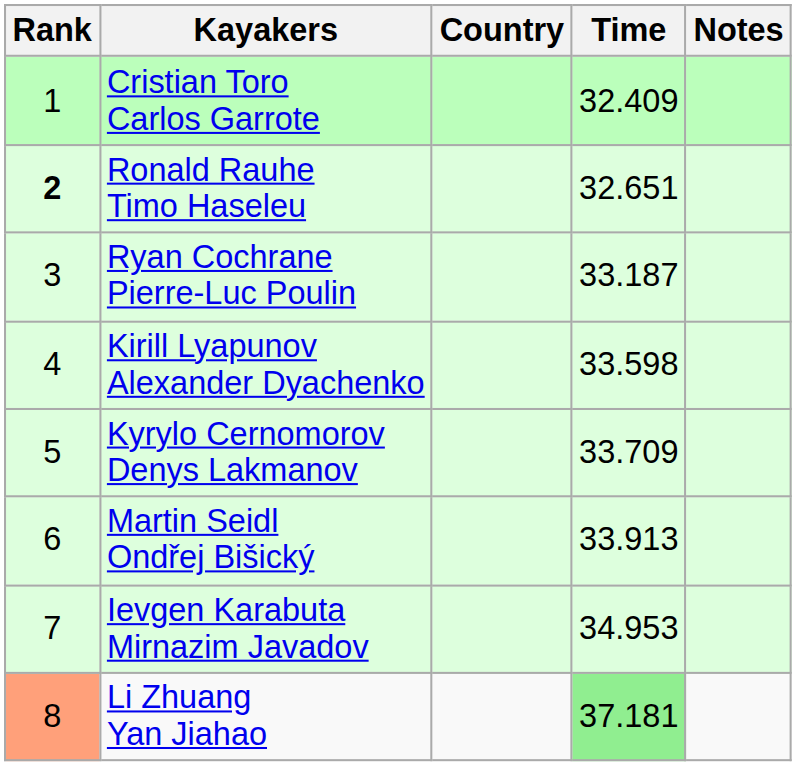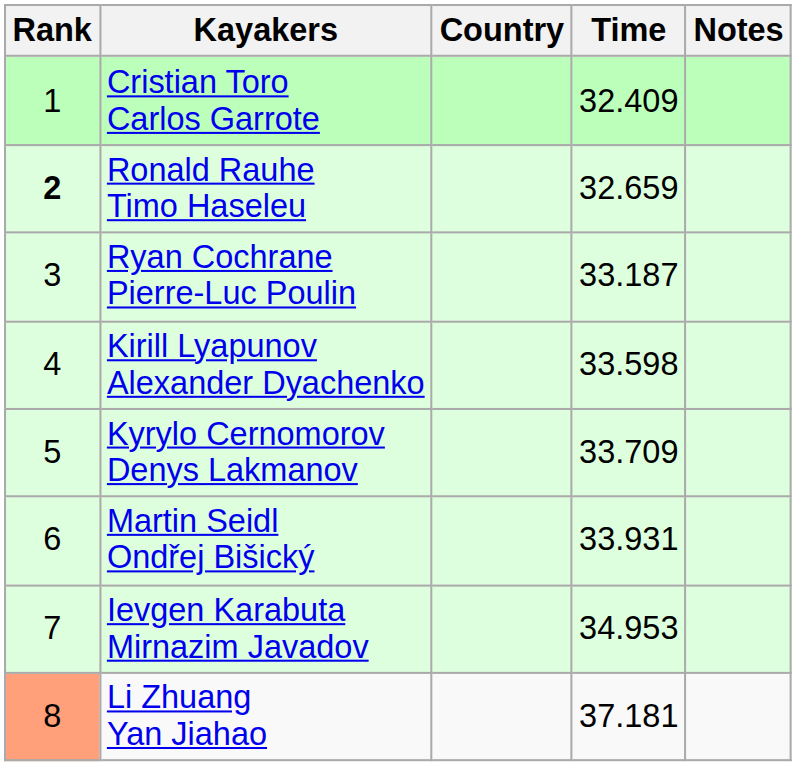(629, 188) 32.651 -> (629, 188) 32.659
(629, 540) 33.913 -> (629, 540) 33.931
(629, 716) lightgreen background -> (629, 716) no background
